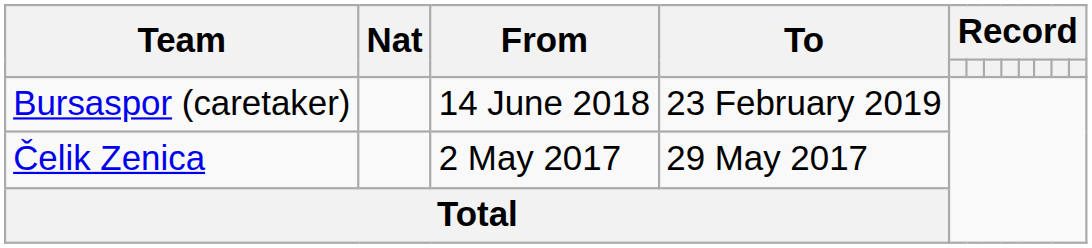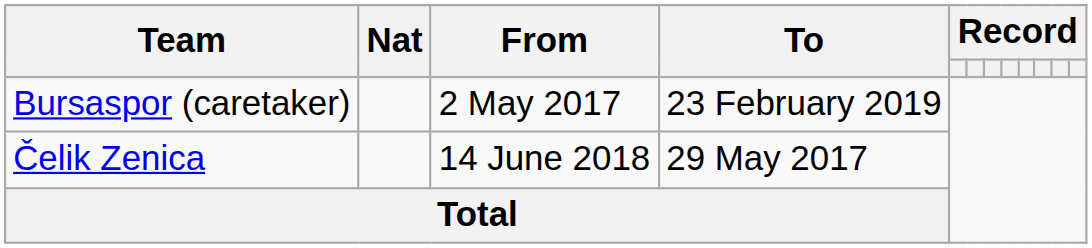(544, 103) 14 June 2018 -> (530, 103) 2 May 2017
(530, 158) 2 May 2017 -> (544, 158) 14 June 2018
